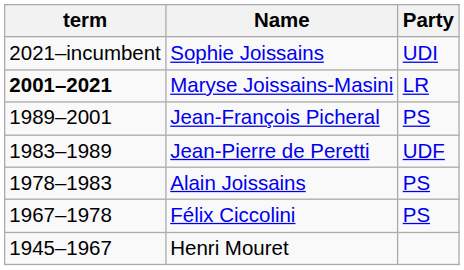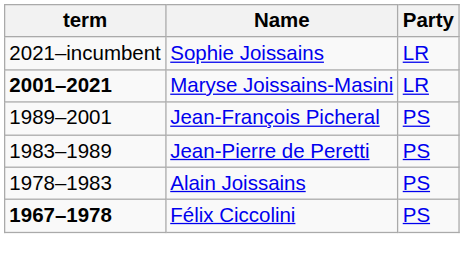(420, 53) UDI -> (416, 53) LR
(424, 150) UDF -> (416, 150) PS
(61, 215) normal -> (61, 215) bold
- row: (229, 248)
